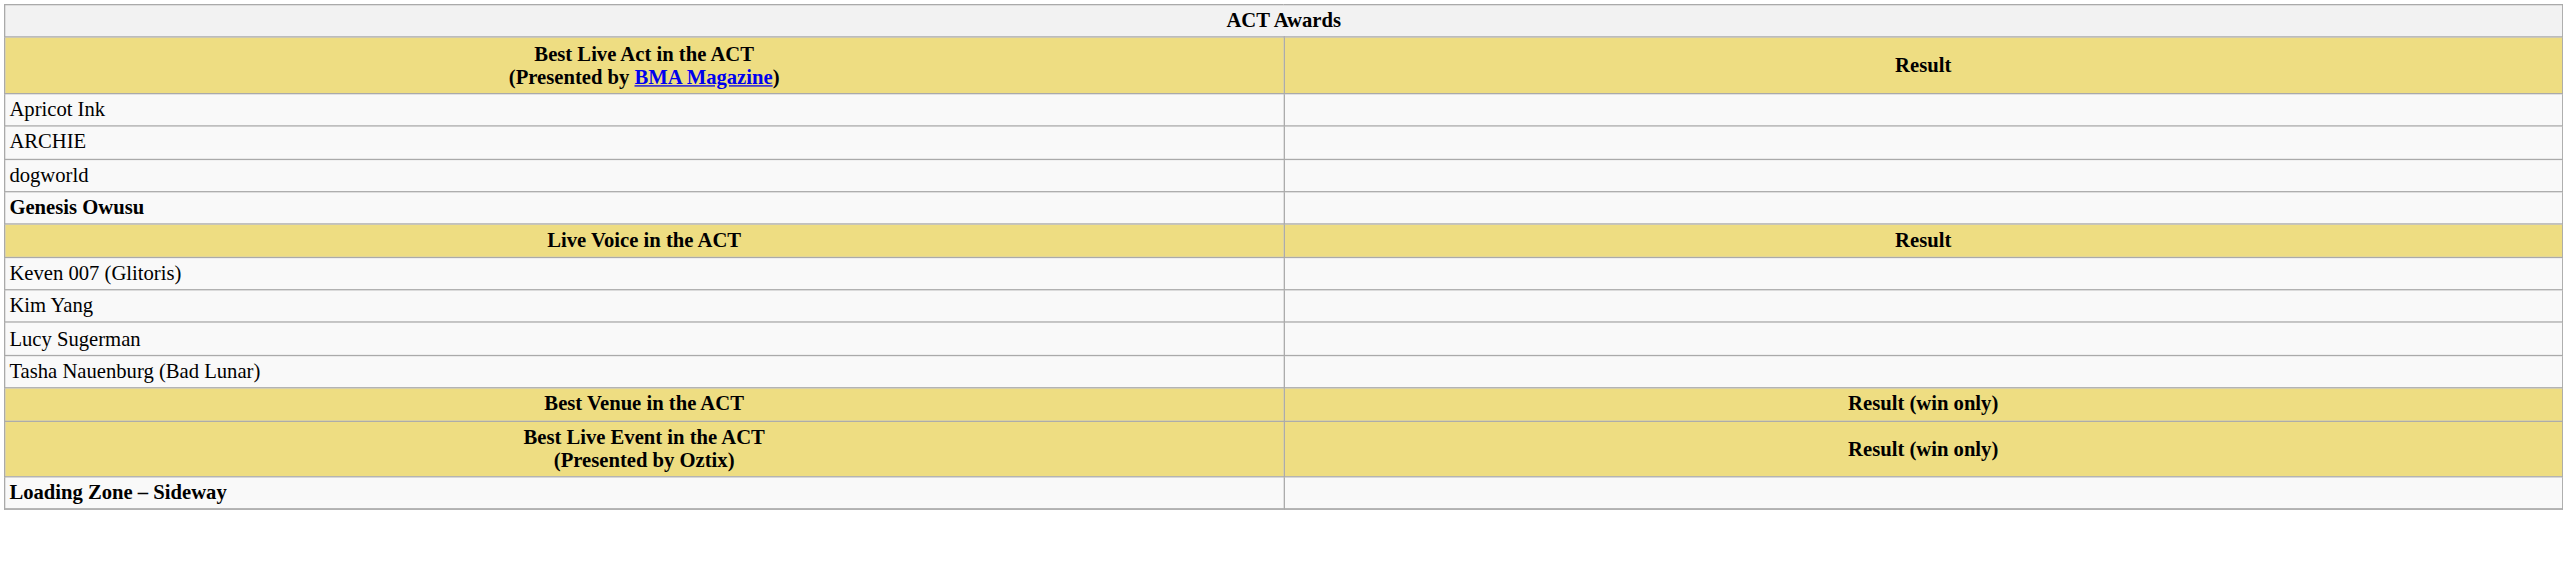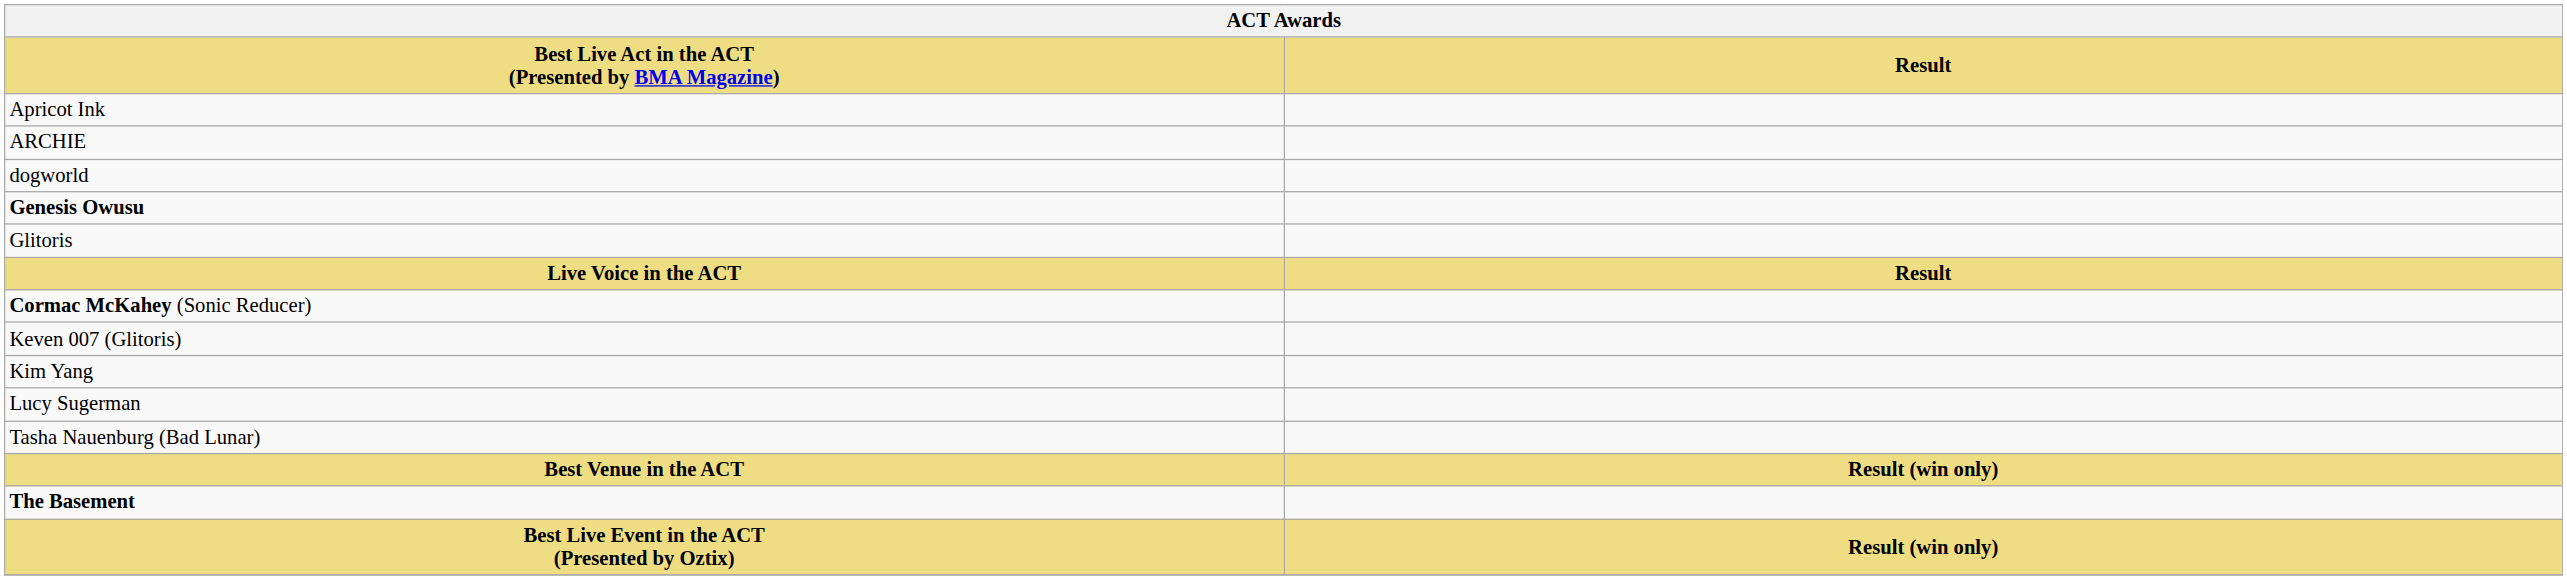+ row: (41, 240)
+ row: (160, 305)
+ row: (72, 502)
- row: (118, 492)
